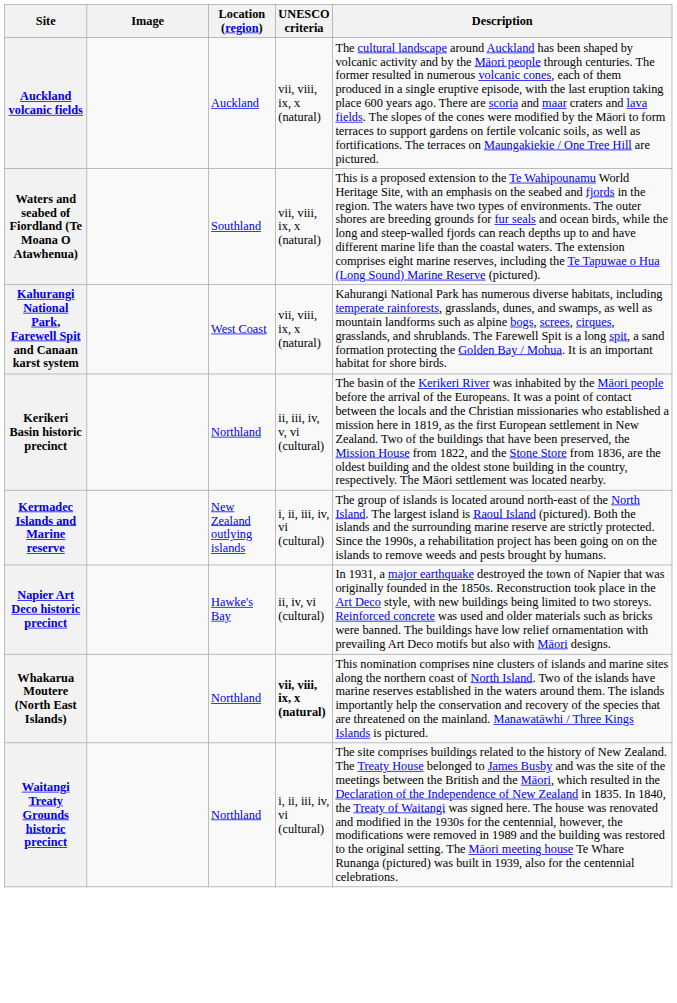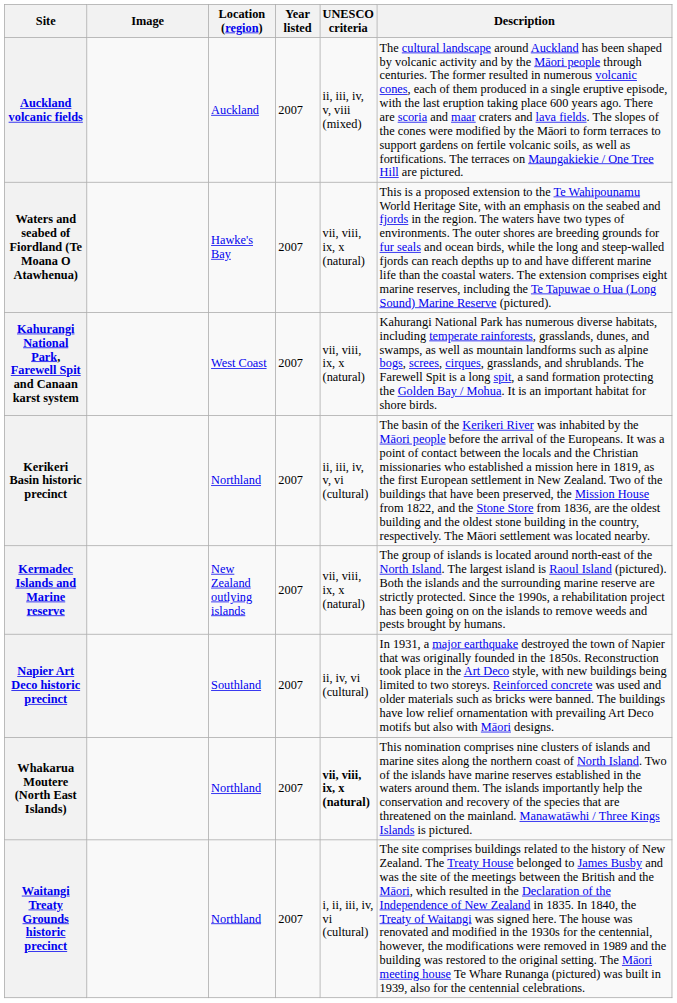+ column: (298, 21)
(300, 103) vii, viii, ix, x (natural) -> (343, 110) ii, iii, iv, v, viii (mixed)
(236, 226) Southland -> (232, 247) Hawke's Bay
(304, 527) i, ii, iii, iv, vi (cultural) -> (344, 590) vii, viii, ix, x (natural)
(232, 609) Hawke's Bay -> (236, 685) Southland
